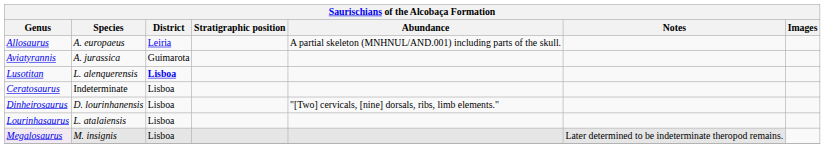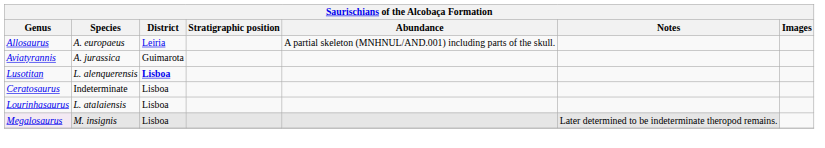- row: (37, 105)
